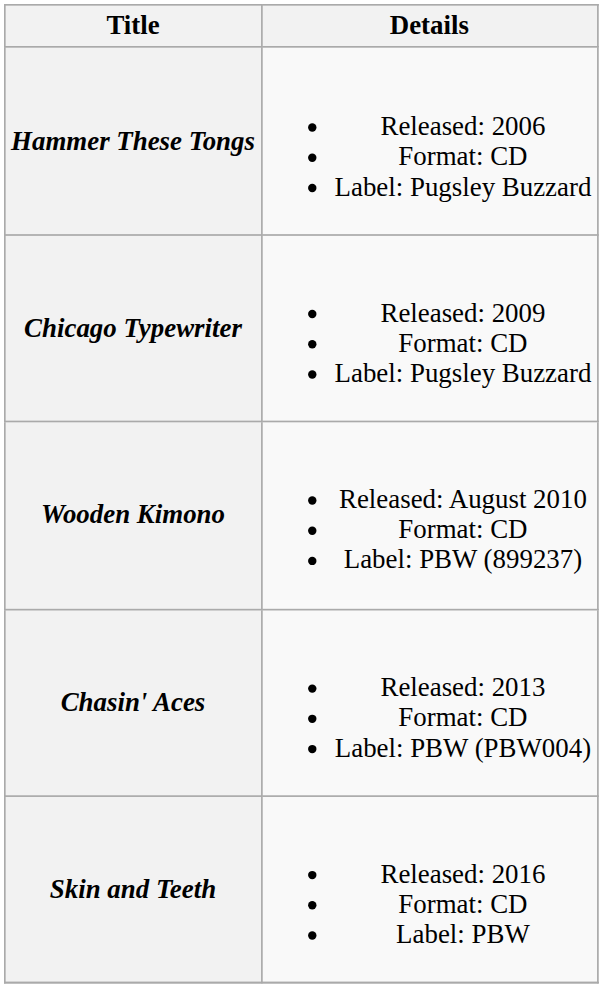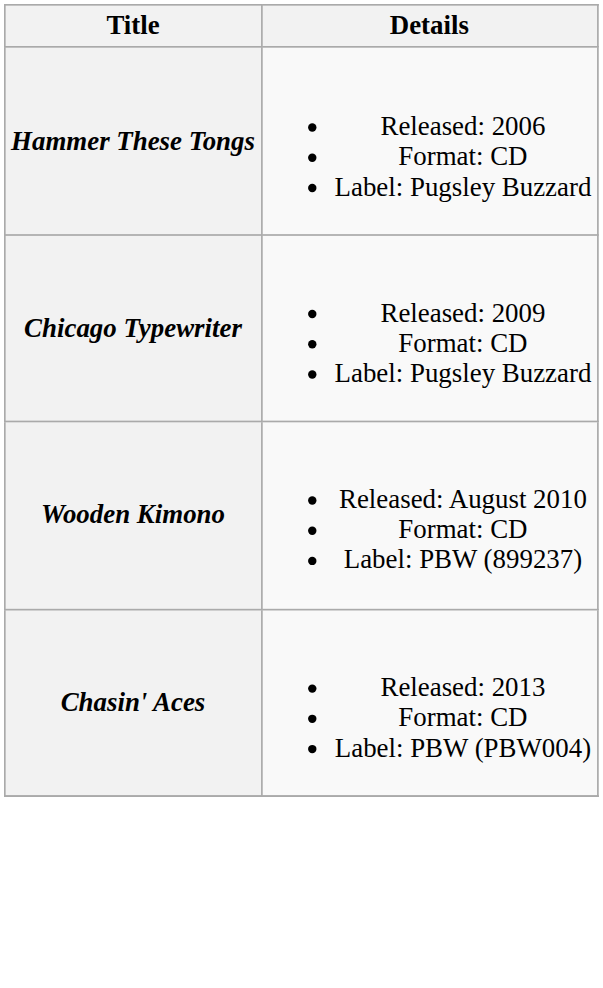- row: (133, 889)
